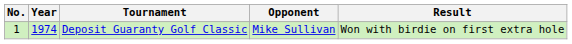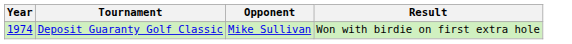- column: (17, 13)
